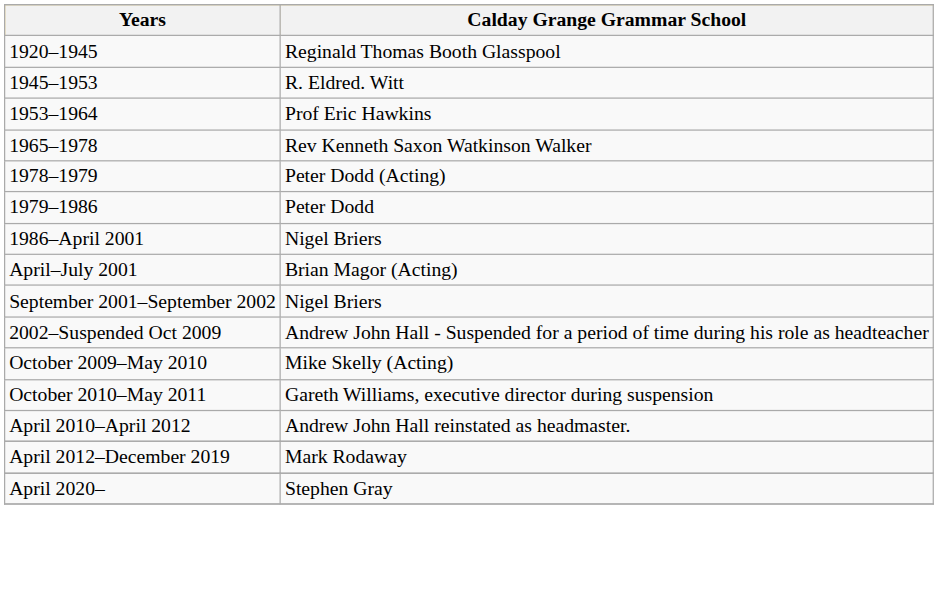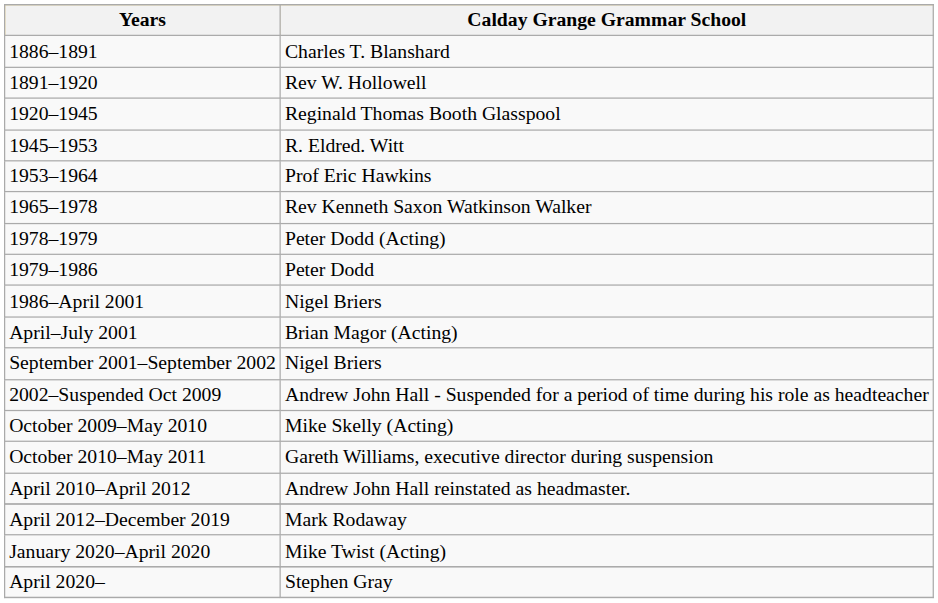+ row: (53, 51)
+ row: (53, 82)
+ row: (110, 550)
